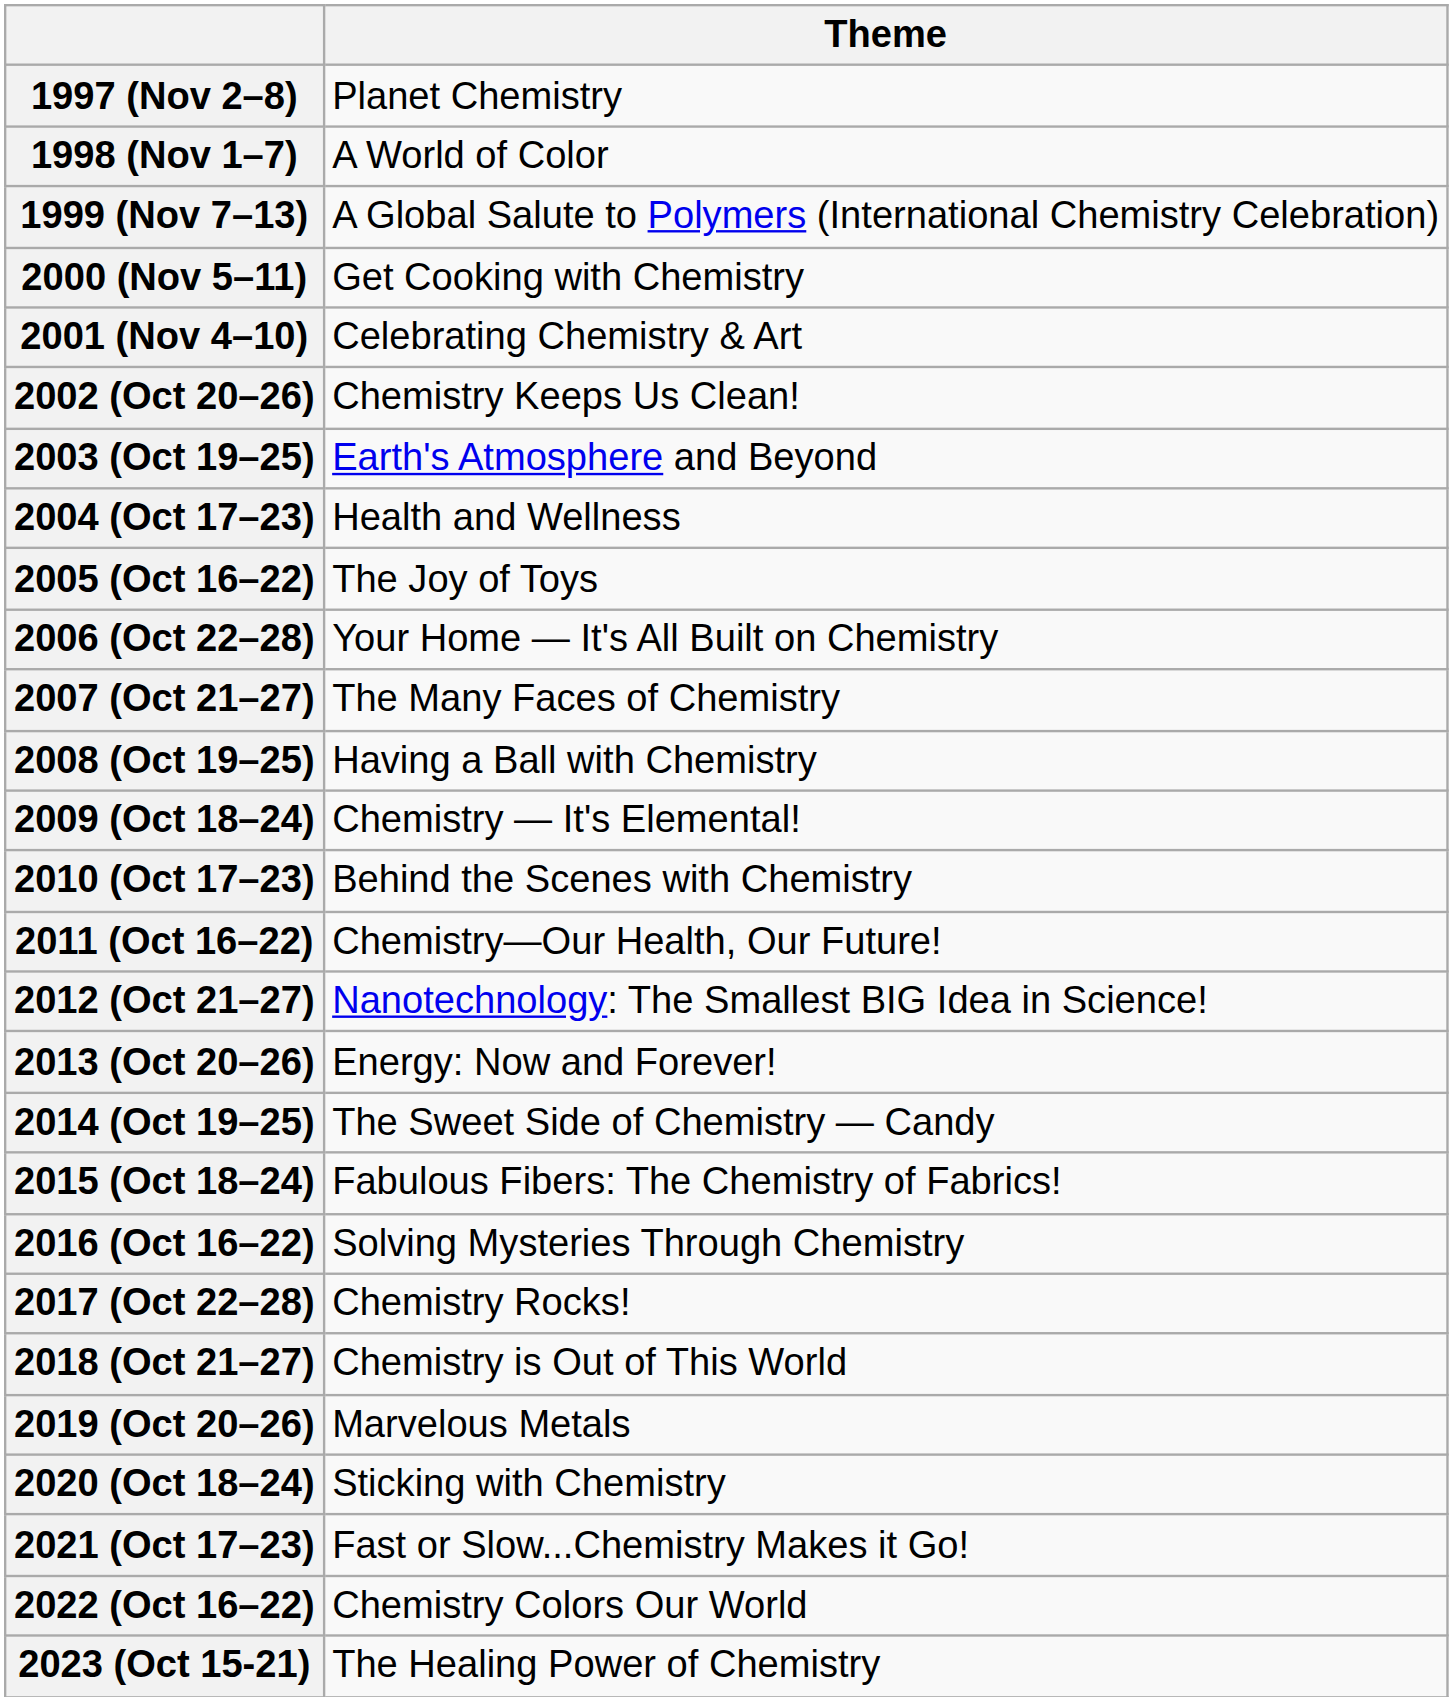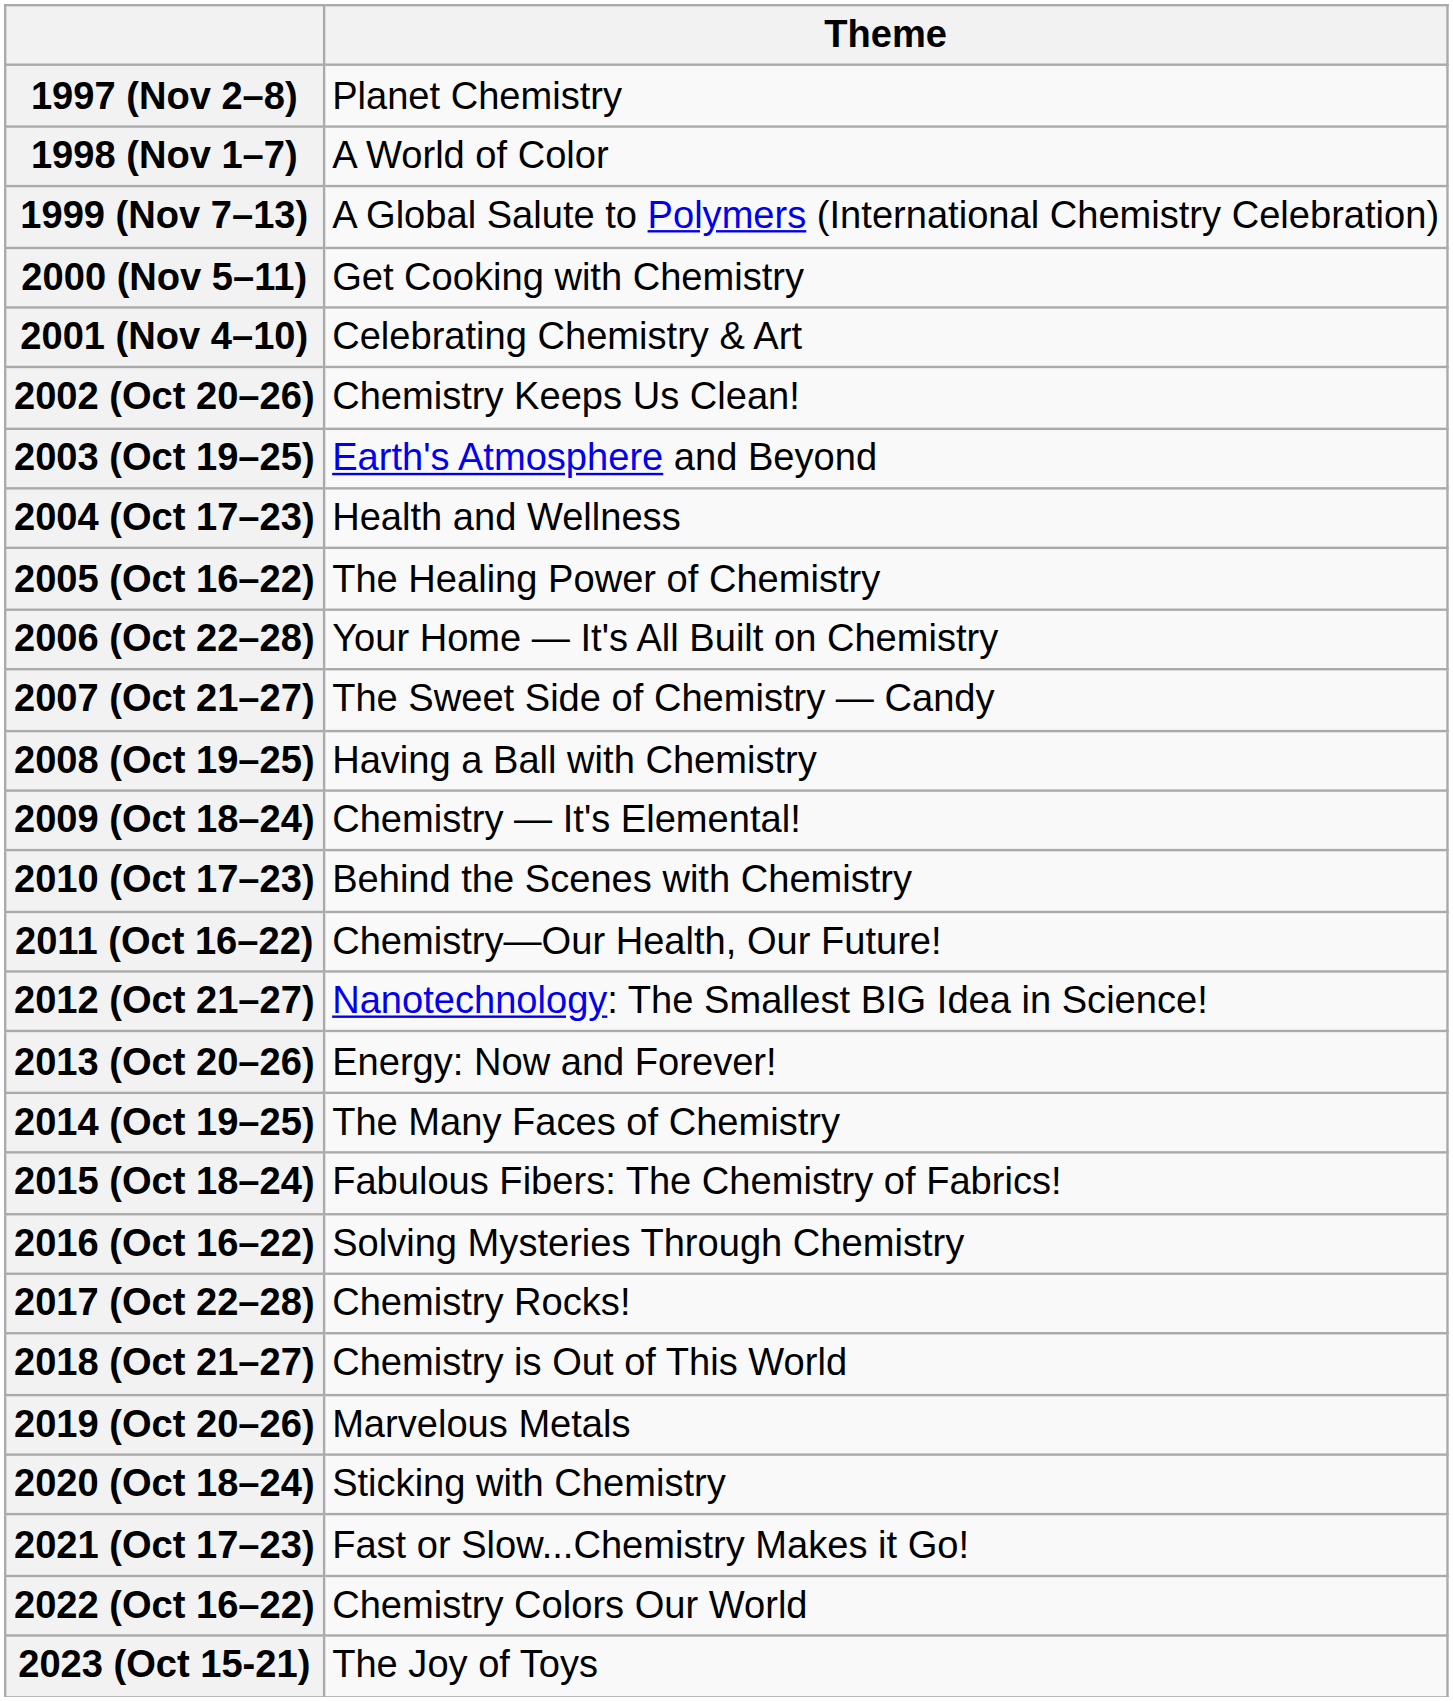(465, 578) The Joy of Toys -> (606, 578) The Healing Power of Chemistry
(586, 699) The Many Faces of Chemistry -> (663, 699) The Sweet Side of Chemistry — Candy
(663, 1121) The Sweet Side of Chemistry — Candy -> (586, 1121) The Many Faces of Chemistry
(606, 1665) The Healing Power of Chemistry -> (465, 1665) The Joy of Toys
